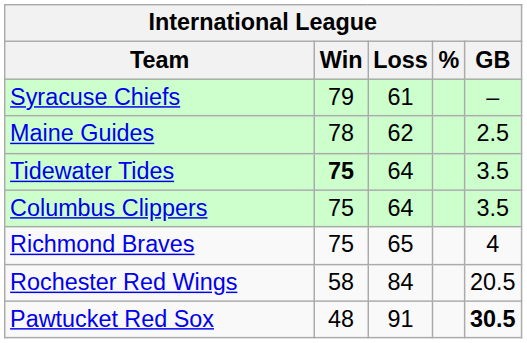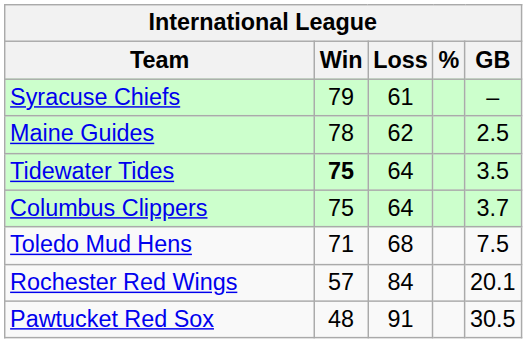(493, 208) 3.5 -> (493, 208) 3.7
- row: (102, 245)
+ row: (101, 245)
(341, 282) 58 -> (341, 282) 57
(493, 282) 20.5 -> (493, 282) 20.1
(493, 319) bold -> (493, 319) normal
